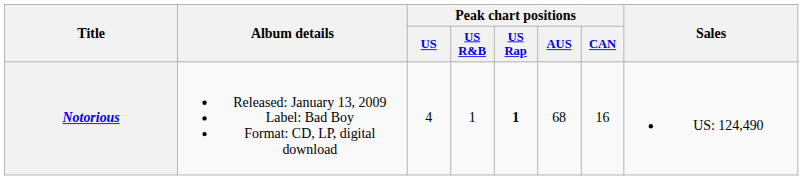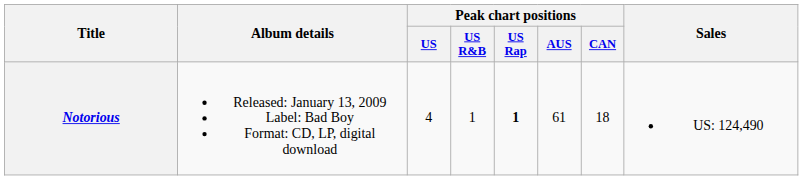(559, 118) 68 -> (559, 118) 61
(603, 118) 16 -> (603, 118) 18
